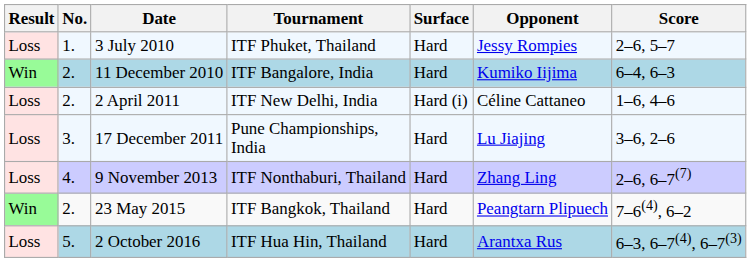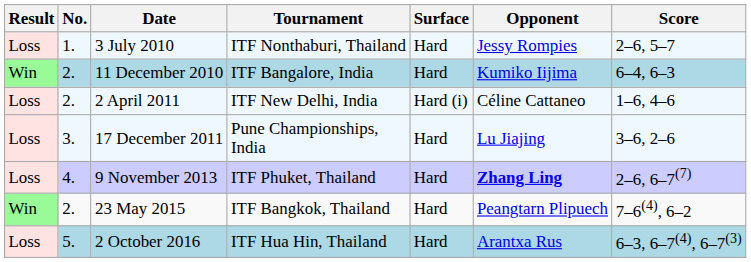(303, 45) ITF Phuket, Thailand -> (318, 45) ITF Nonthaburi, Thailand
(318, 176) ITF Nonthaburi, Thailand -> (303, 176) ITF Phuket, Thailand
(517, 176) normal -> (520, 176) bold
